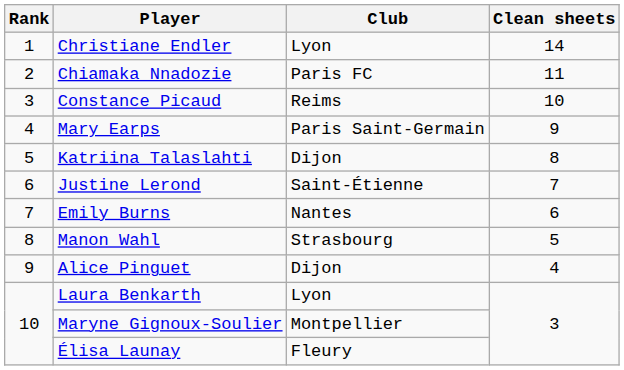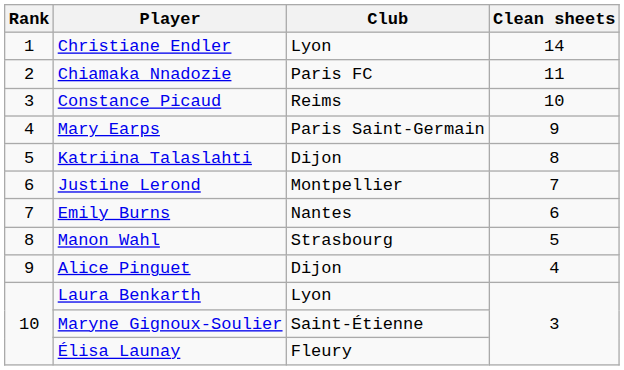(357, 185) Saint-Étienne -> (347, 185) Montpellier
(347, 324) Montpellier -> (357, 324) Saint-Étienne
